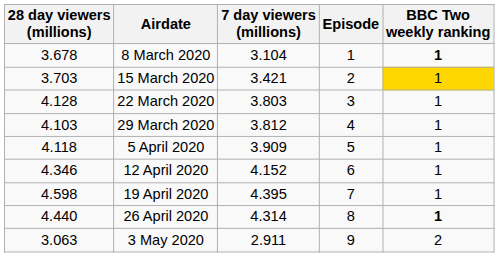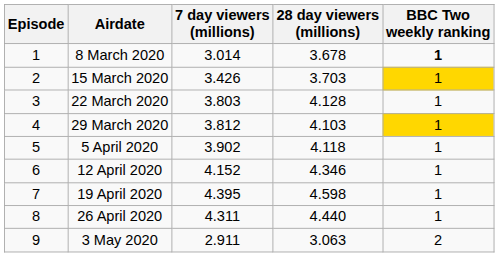columns swapped: (351, 24) <-> (59, 24)
(269, 55) 3.104 -> (222, 55) 3.014
(269, 78) 3.421 -> (222, 78) 3.426
(438, 124) no background -> (438, 124) gold background
(269, 147) 3.909 -> (222, 147) 3.902
(269, 217) 4.314 -> (222, 217) 4.311
(438, 217) bold -> (438, 217) normal
